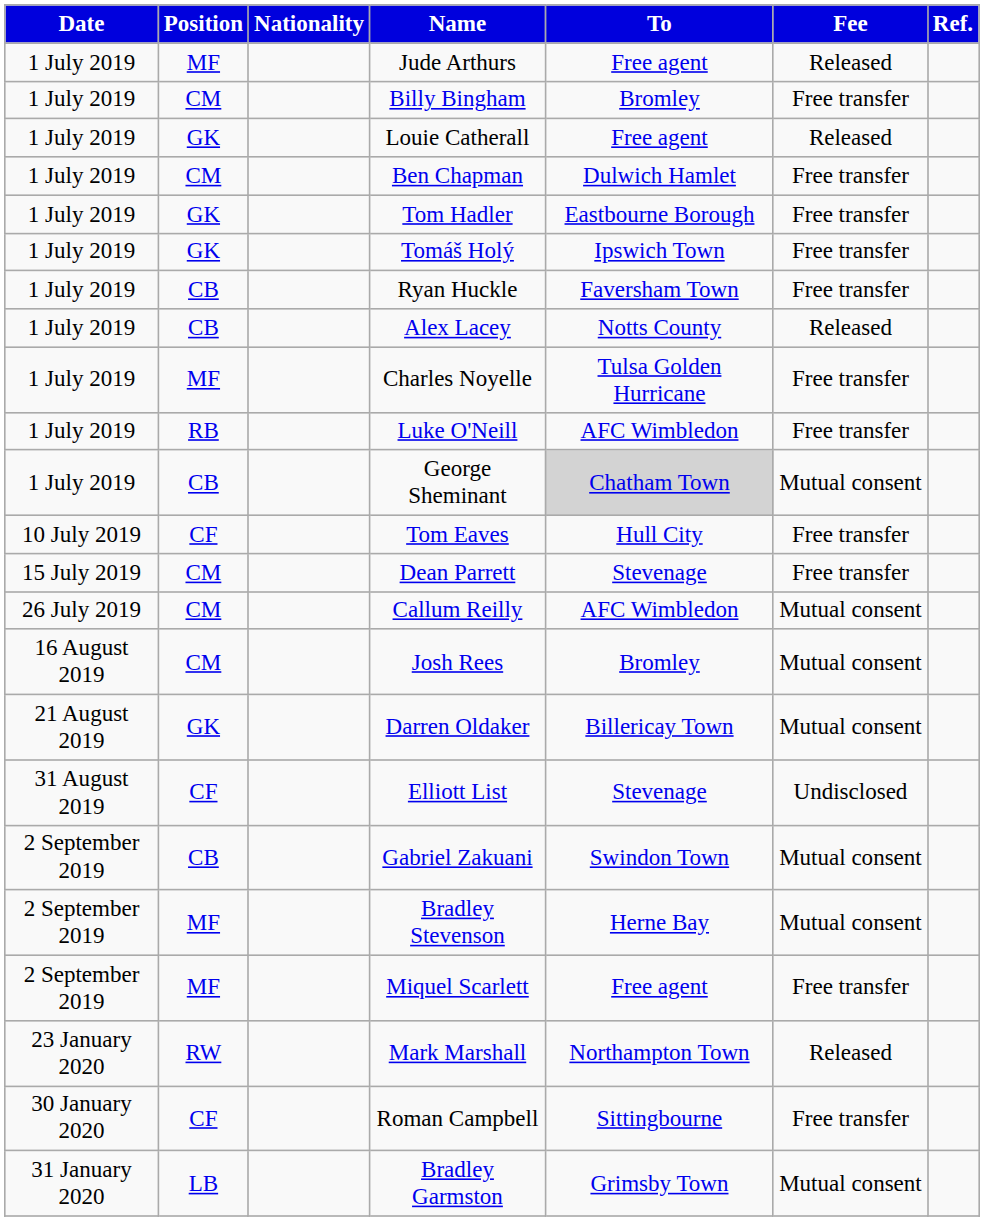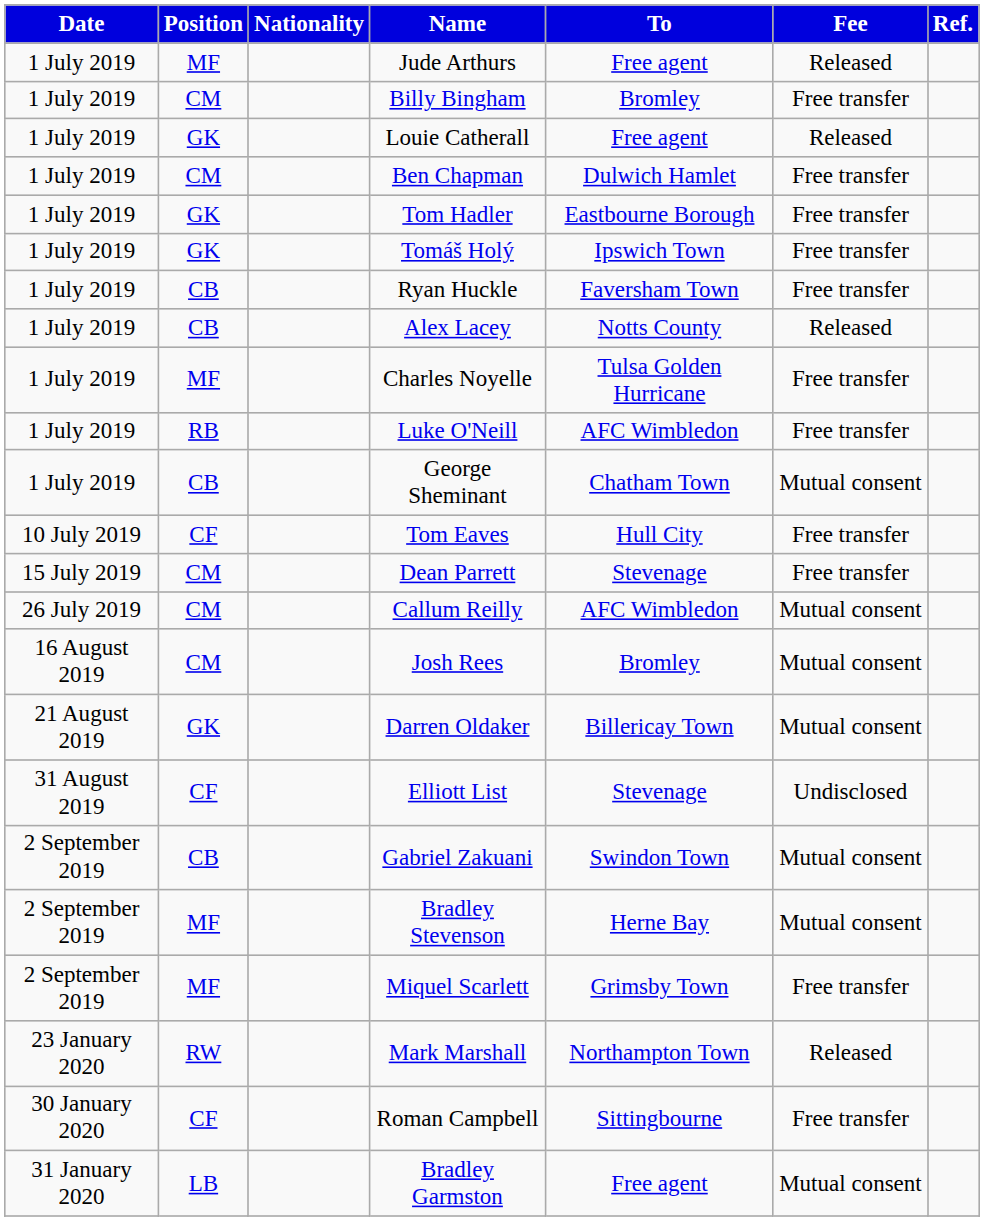(659, 482) lightgrey background -> (659, 482) no background
(659, 987) Free agent -> (659, 987) Grimsby Town
(659, 1183) Grimsby Town -> (659, 1183) Free agent
